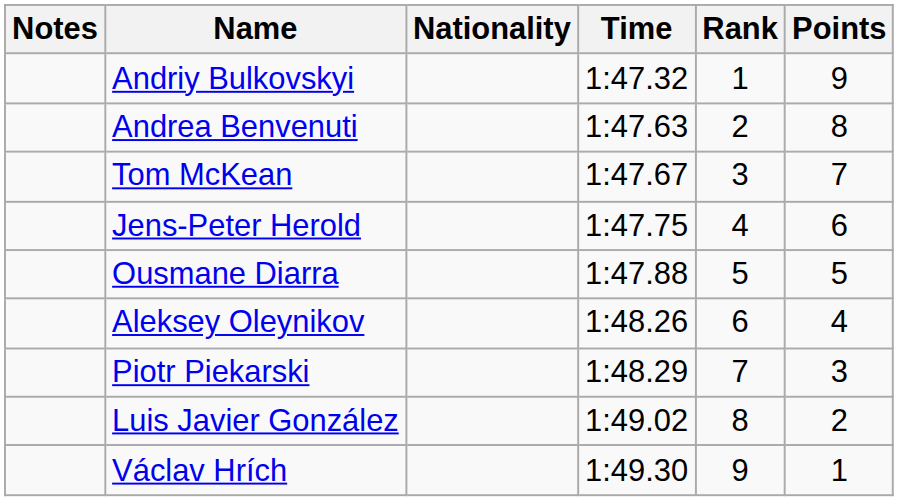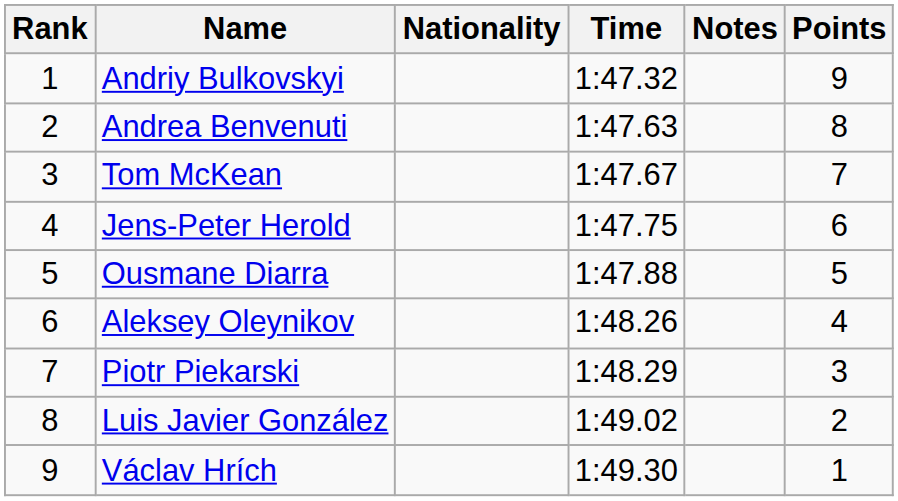columns swapped: (740, 28) <-> (55, 28)
